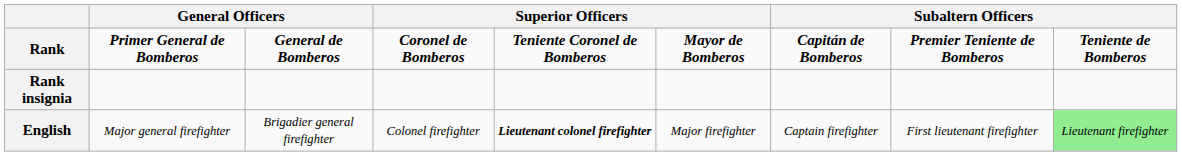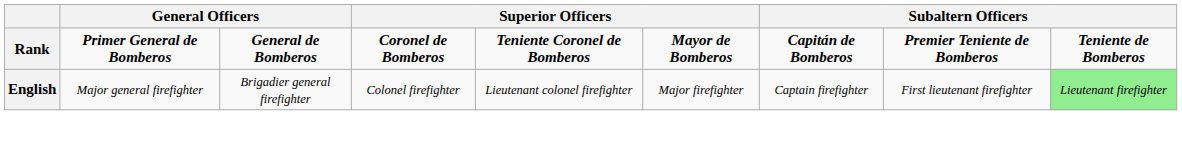- row: (47, 89)
(575, 130) bold -> (559, 90) normal
